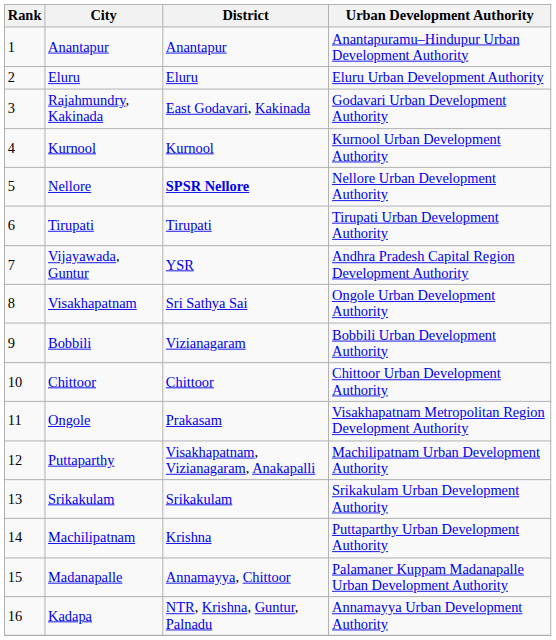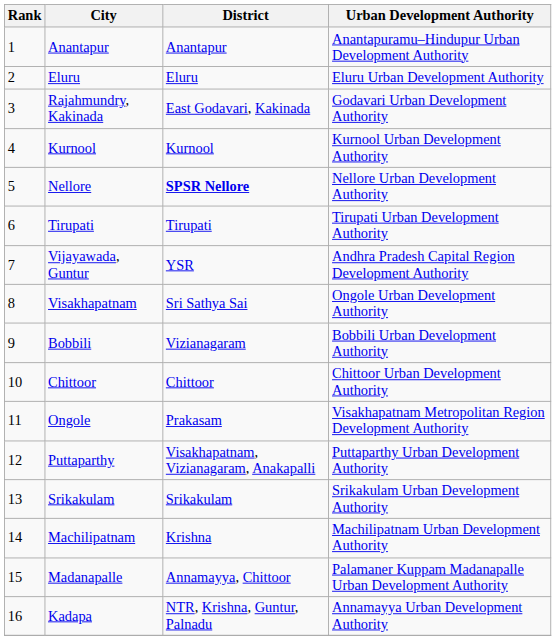(436, 460) Machilipatnam Urban Development Authority -> (426, 460) Puttaparthy Urban Development Authority
(426, 538) Puttaparthy Urban Development Authority -> (436, 538) Machilipatnam Urban Development Authority
